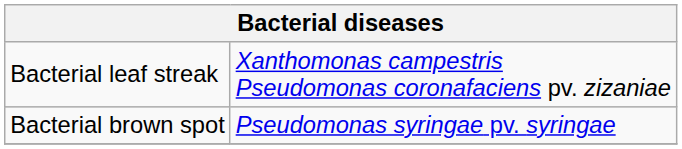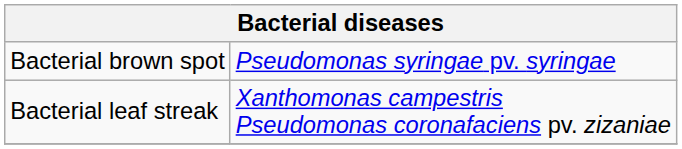rows swapped: (117, 125) <-> (114, 74)
